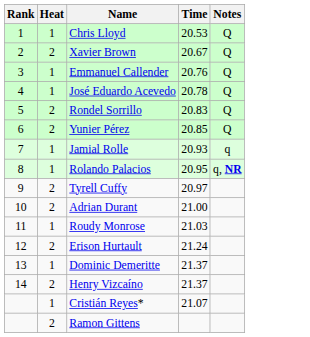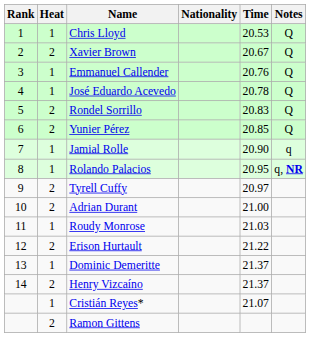+ column: (209, 14)
(194, 149) 20.93 -> (256, 149) 20.90
(194, 245) 21.24 -> (256, 245) 21.22
